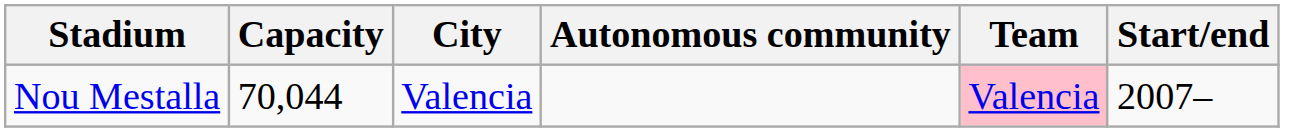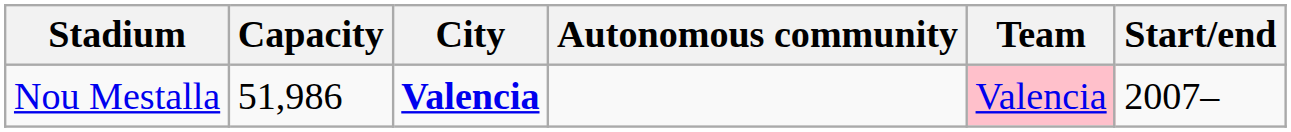(290, 95) 70,044 -> (290, 95) 51,986
(467, 95) normal -> (470, 95) bold
